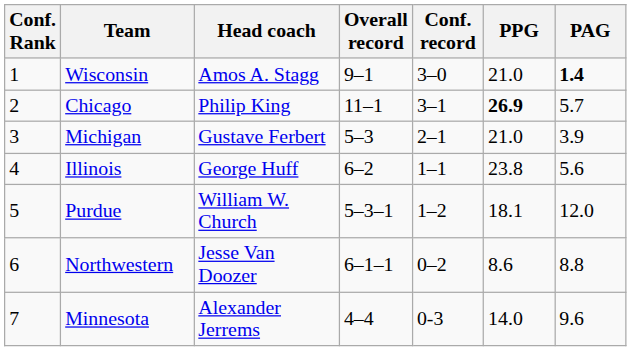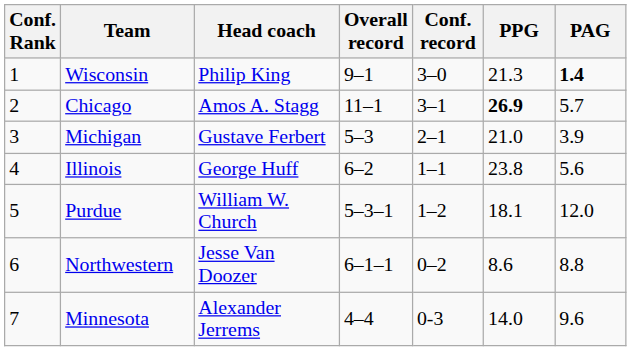(259, 74) Amos A. Stagg -> (244, 74) Philip King
(505, 74) 21.0 -> (505, 74) 21.3
(244, 105) Philip King -> (259, 105) Amos A. Stagg
